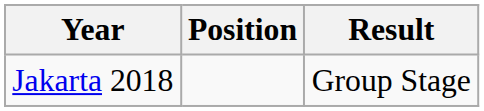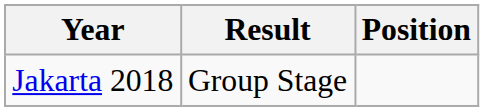columns swapped: (391, 29) <-> (242, 29)
